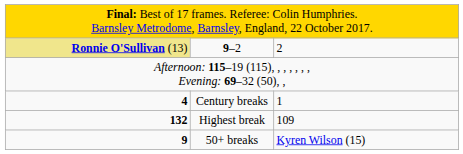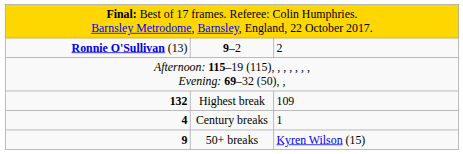(130, 48) khaki background -> (130, 48) no background
rows swapped: (232, 120) <-> (232, 101)
